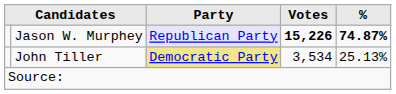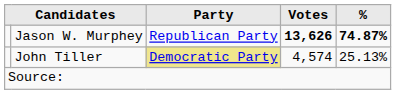(213, 36) lavender background -> (213, 36) no background
(308, 36) 15,226 -> (308, 36) 13,626
(312, 57) 3,534 -> (312, 57) 4,574
